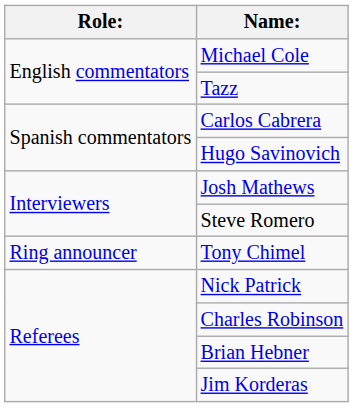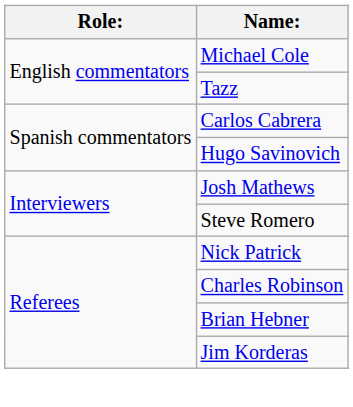- row: (253, 253)
